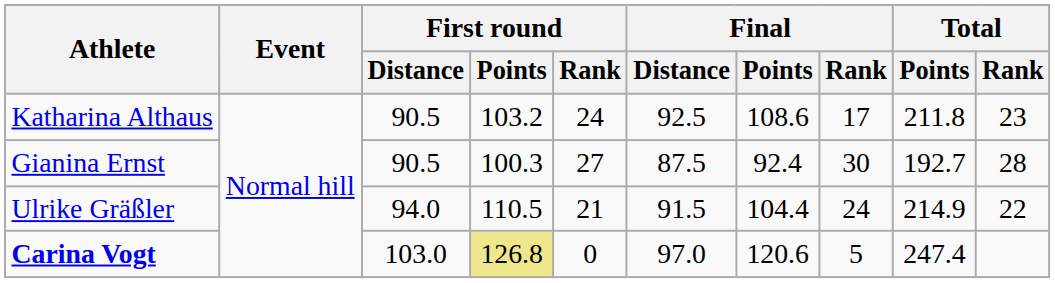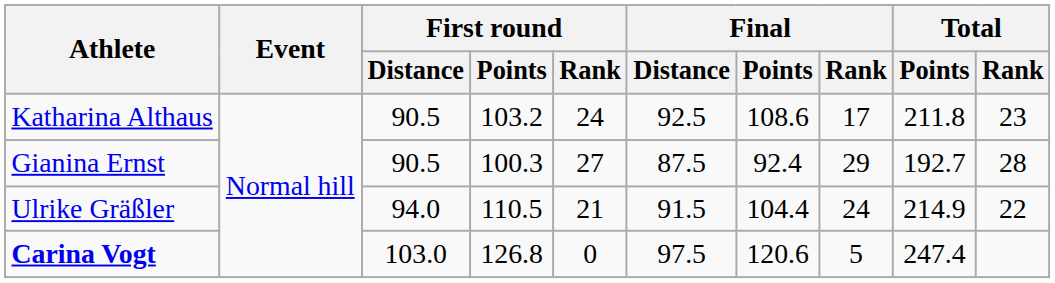(856, 162) 30 -> (856, 162) 29
(512, 254) khaki background -> (512, 254) no background
(682, 254) 97.0 -> (682, 254) 97.5
